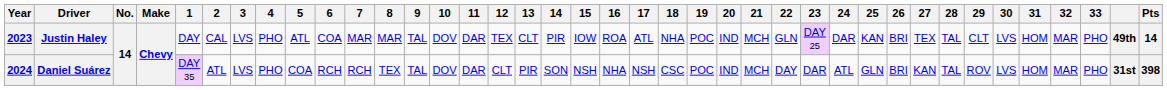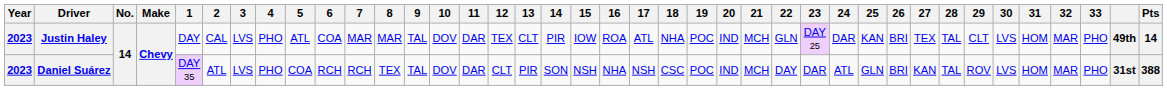(20, 70) 2024 -> (20, 70) 2023
(1151, 70) 398 -> (1151, 70) 388
